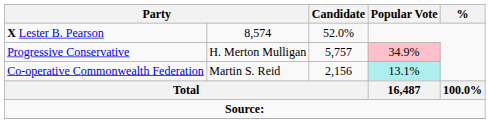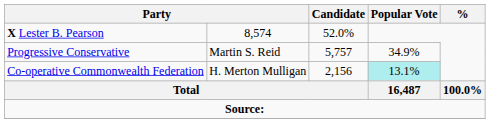(258, 52) H. Merton Mulligan -> (245, 52) Martin S. Reid
(404, 52) pink background -> (404, 52) no background
(245, 71) Martin S. Reid -> (258, 71) H. Merton Mulligan
